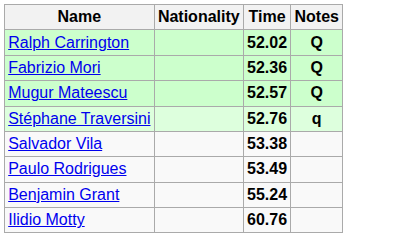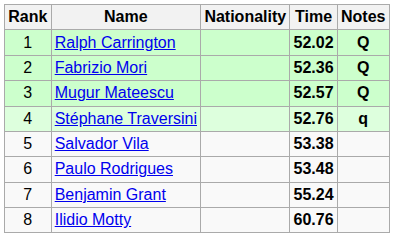+ column: (28, 17)
(267, 169) 53.49 -> (314, 169) 53.48
